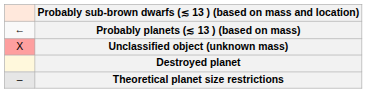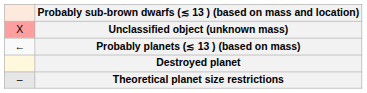rows swapped: (198, 30) <-> (198, 47)
